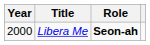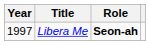(20, 31) 2000 -> (20, 31) 1997
